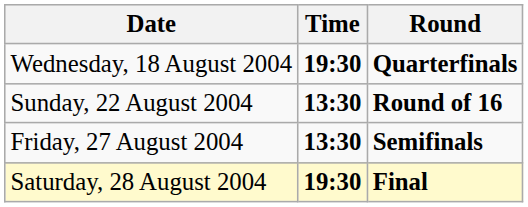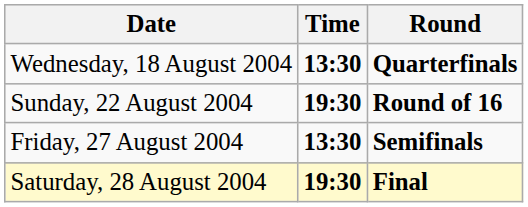(332, 63) 19:30 -> (332, 63) 13:30
(332, 102) 13:30 -> (332, 102) 19:30
